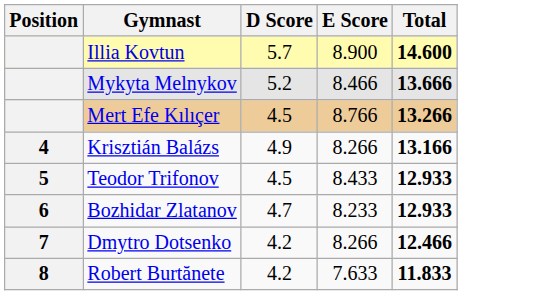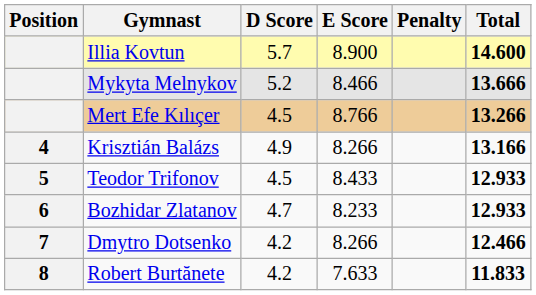+ column: (429, 20)
